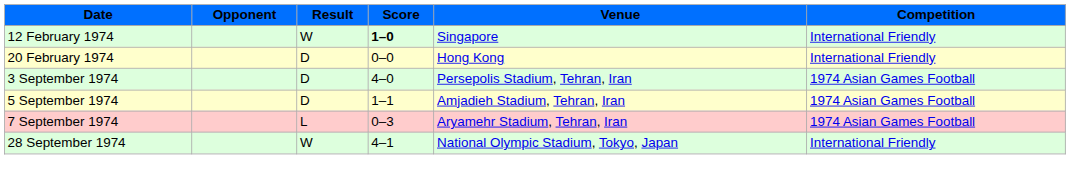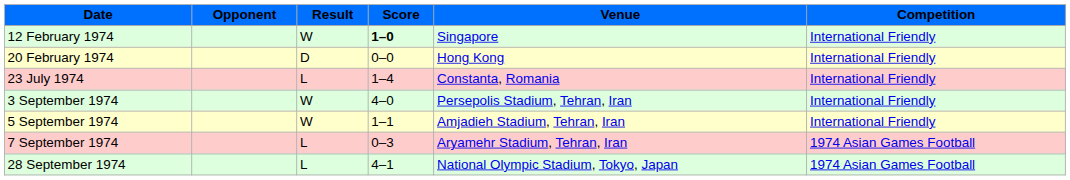+ row: (46, 79)
(305, 79) D -> (306, 100) W
(893, 79) 1974 Asian Games Football -> (873, 100) International Friendly
(305, 100) D -> (306, 121) W
(893, 100) 1974 Asian Games Football -> (873, 121) International Friendly
(306, 143) W -> (304, 164) L
(873, 143) International Friendly -> (893, 164) 1974 Asian Games Football
